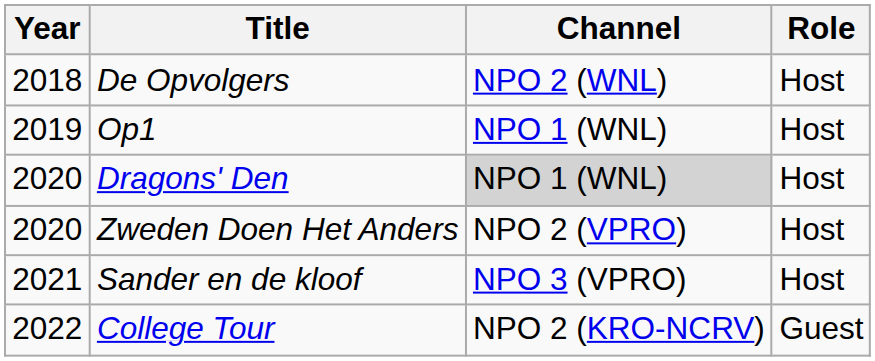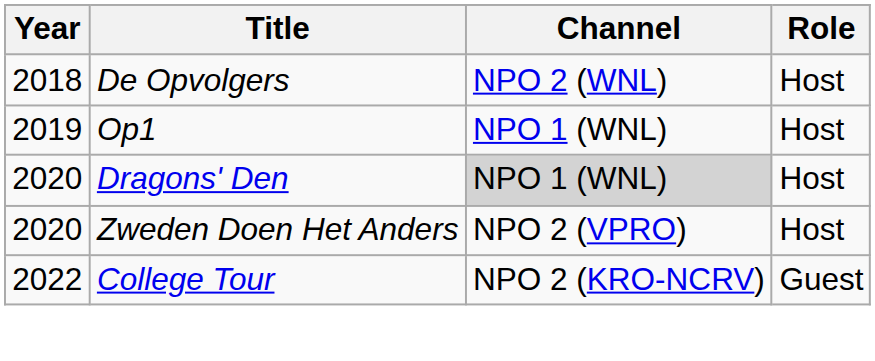- row: (229, 279)
